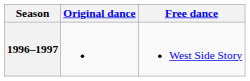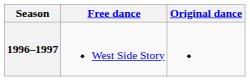columns swapped: (99, 13) <-> (191, 13)
